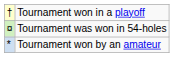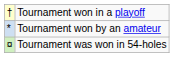rows swapped: (89, 45) <-> (92, 29)
